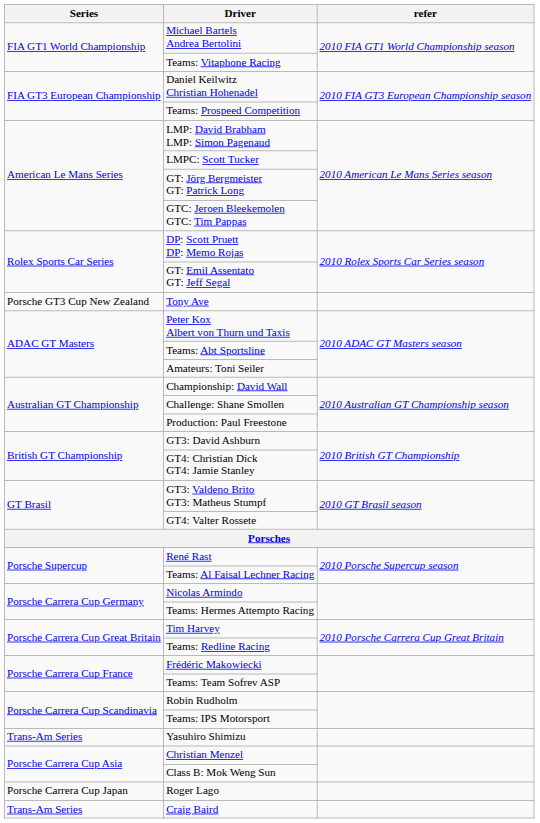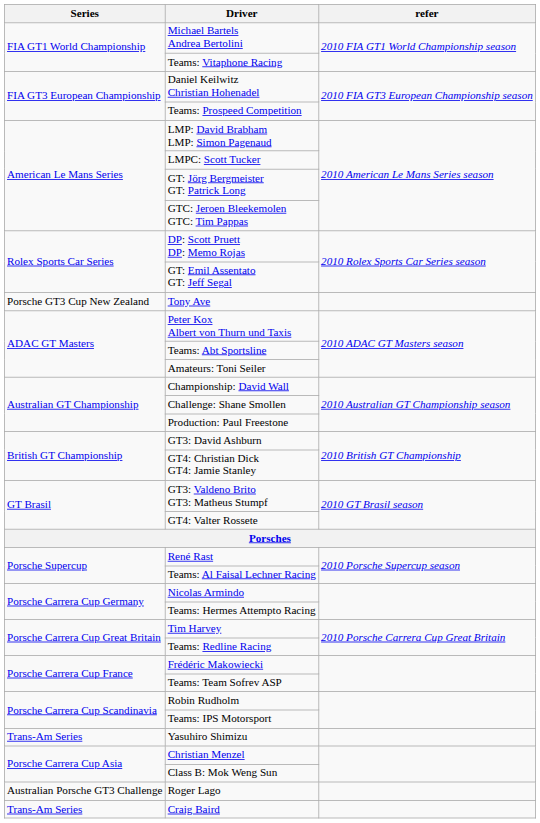(67, 791) Porsche Carrera Cup Japan -> (85, 791) Australian Porsche GT3 Challenge
